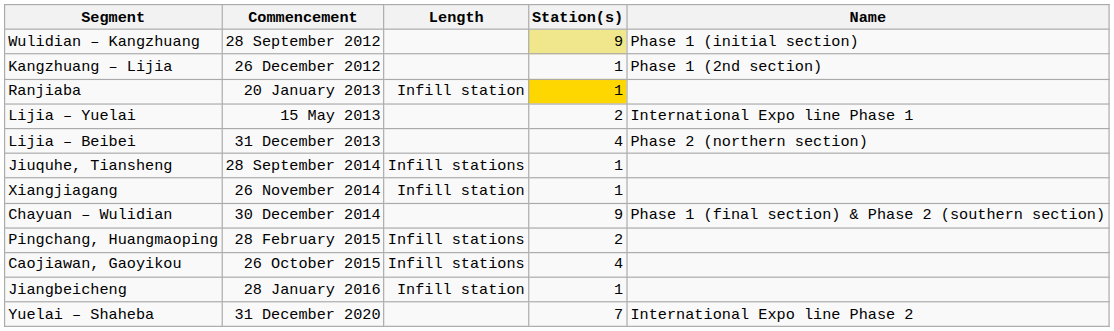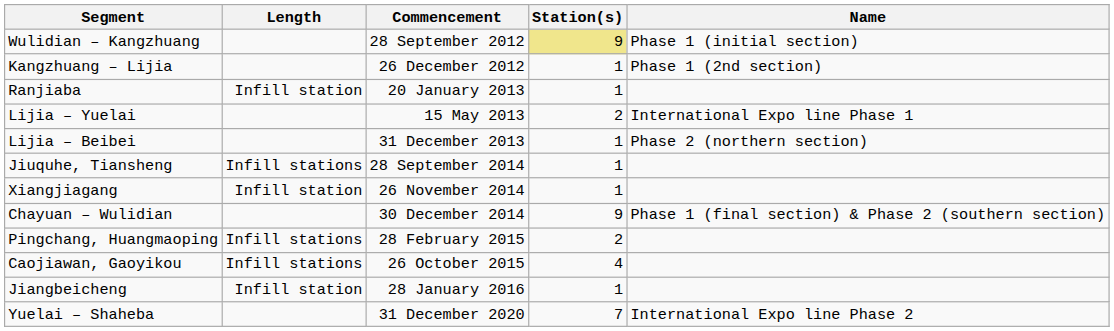columns swapped: (303, 17) <-> (456, 17)
(619, 91) gold background -> (619, 91) no background
(619, 141) 4 -> (619, 141) 1
